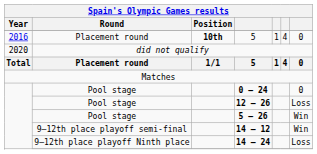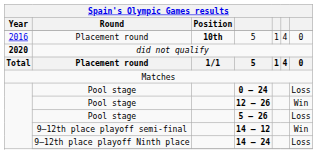(18, 50) normal -> (18, 50) bold
(301, 90) 0 -> (301, 90) Loss
(301, 103) Loss -> (301, 103) Win
(301, 116) Win -> (301, 116) Loss
